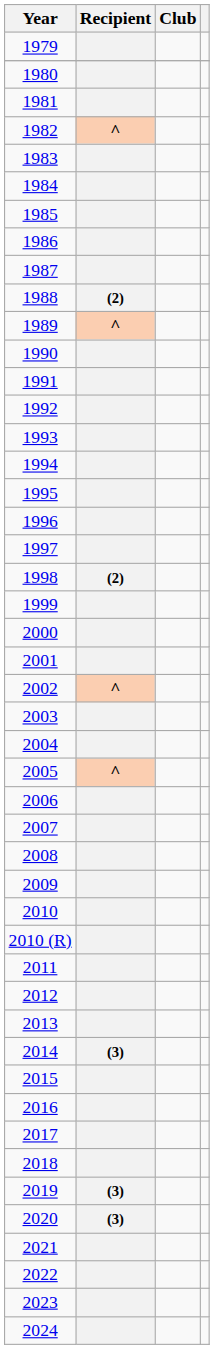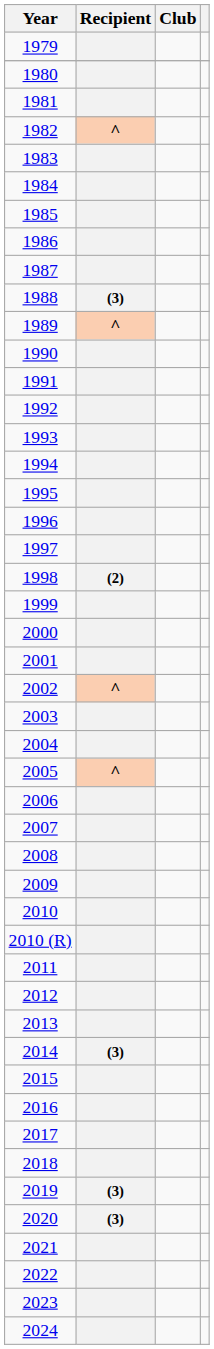(115, 298) (2) -> (115, 298) (3)
